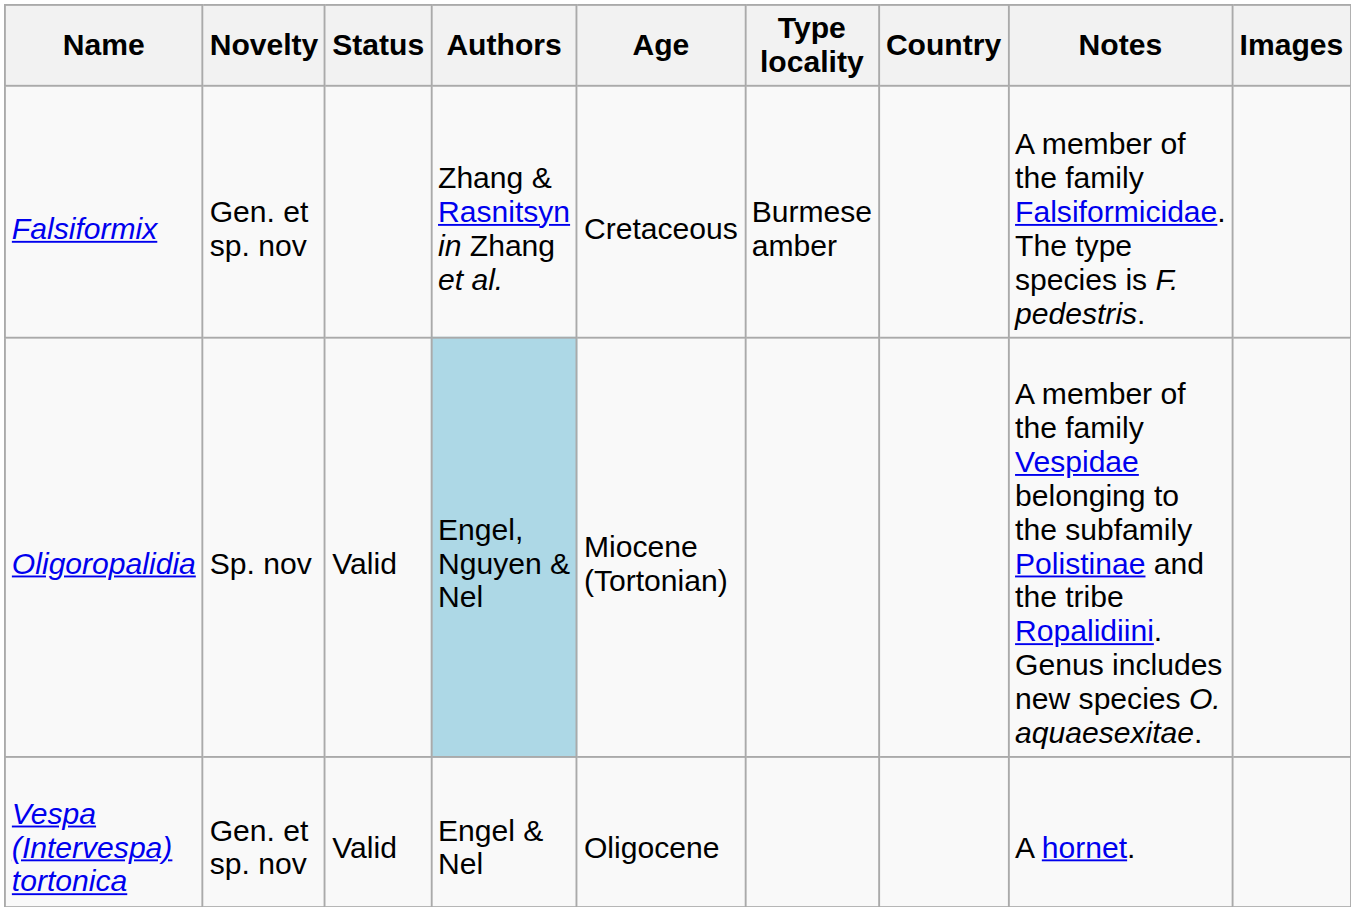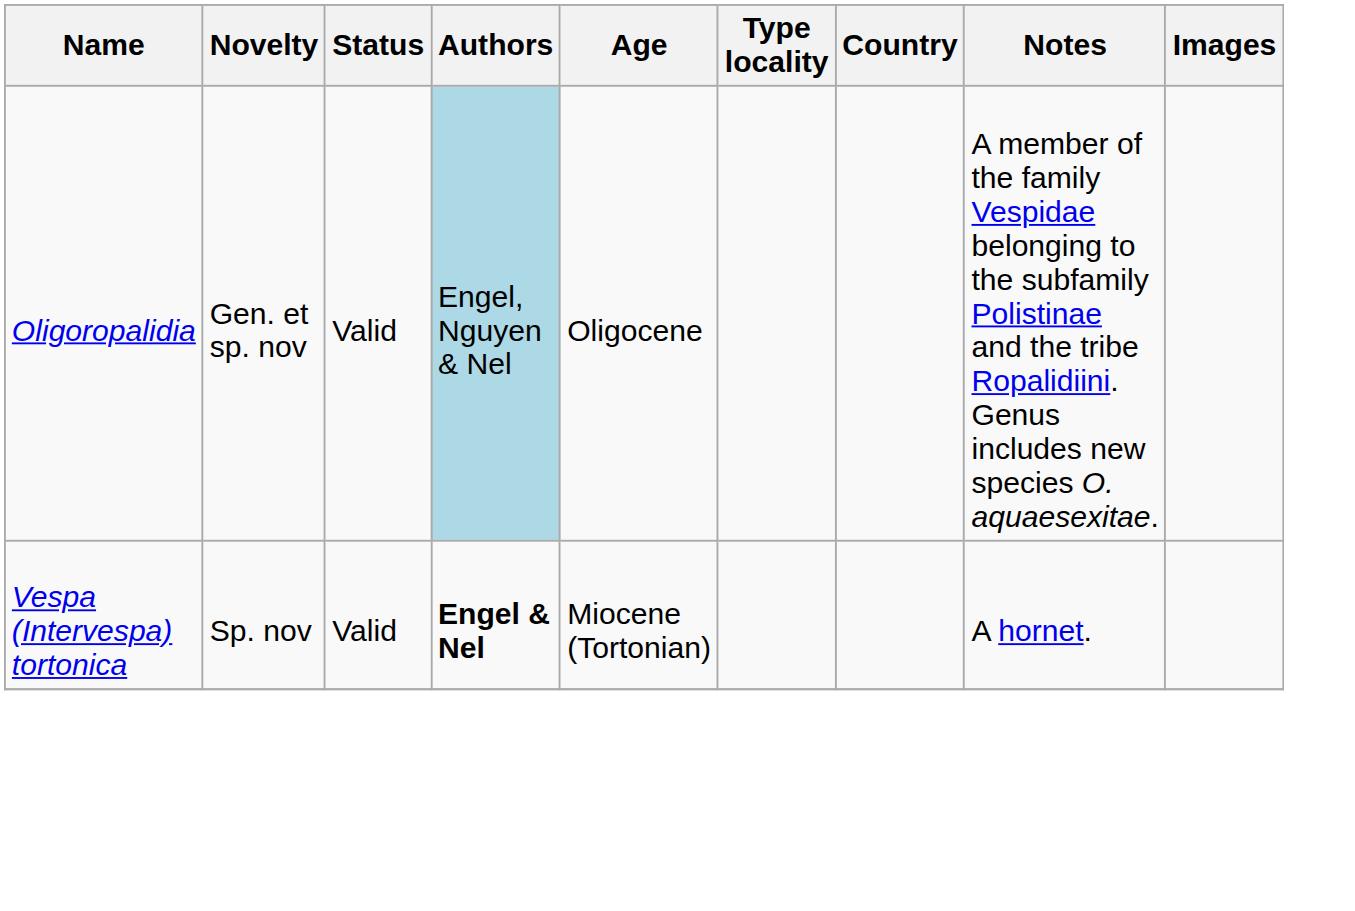- row: (85, 228)
(261, 563) Sp. nov -> (259, 329) Gen. et sp. nov
(656, 563) Miocene (Tortonian) -> (635, 329) Oligocene
(259, 848) Gen. et sp. nov -> (261, 631) Sp. nov
(491, 848) normal -> (494, 631) bold
(652, 848) Oligocene -> (639, 631) Miocene (Tortonian)
